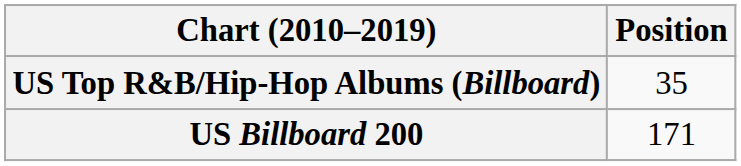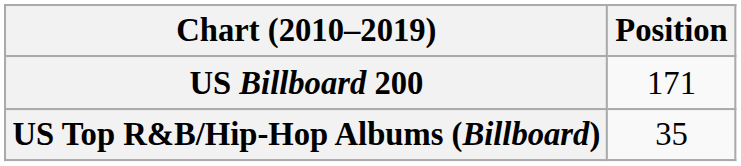rows swapped: (306, 133) <-> (306, 82)
